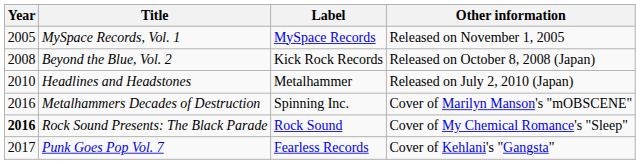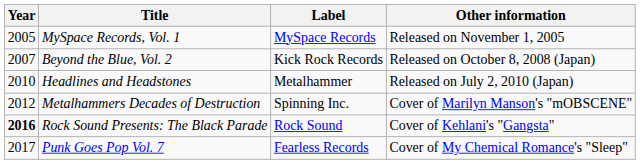(22, 59) 2008 -> (22, 59) 2007
(22, 103) 2016 -> (22, 103) 2012
(509, 125) Cover of My Chemical Romance's "Sleep" -> (472, 125) Cover of Kehlani's "Gangsta"
(472, 147) Cover of Kehlani's "Gangsta" -> (509, 147) Cover of My Chemical Romance's "Sleep"
